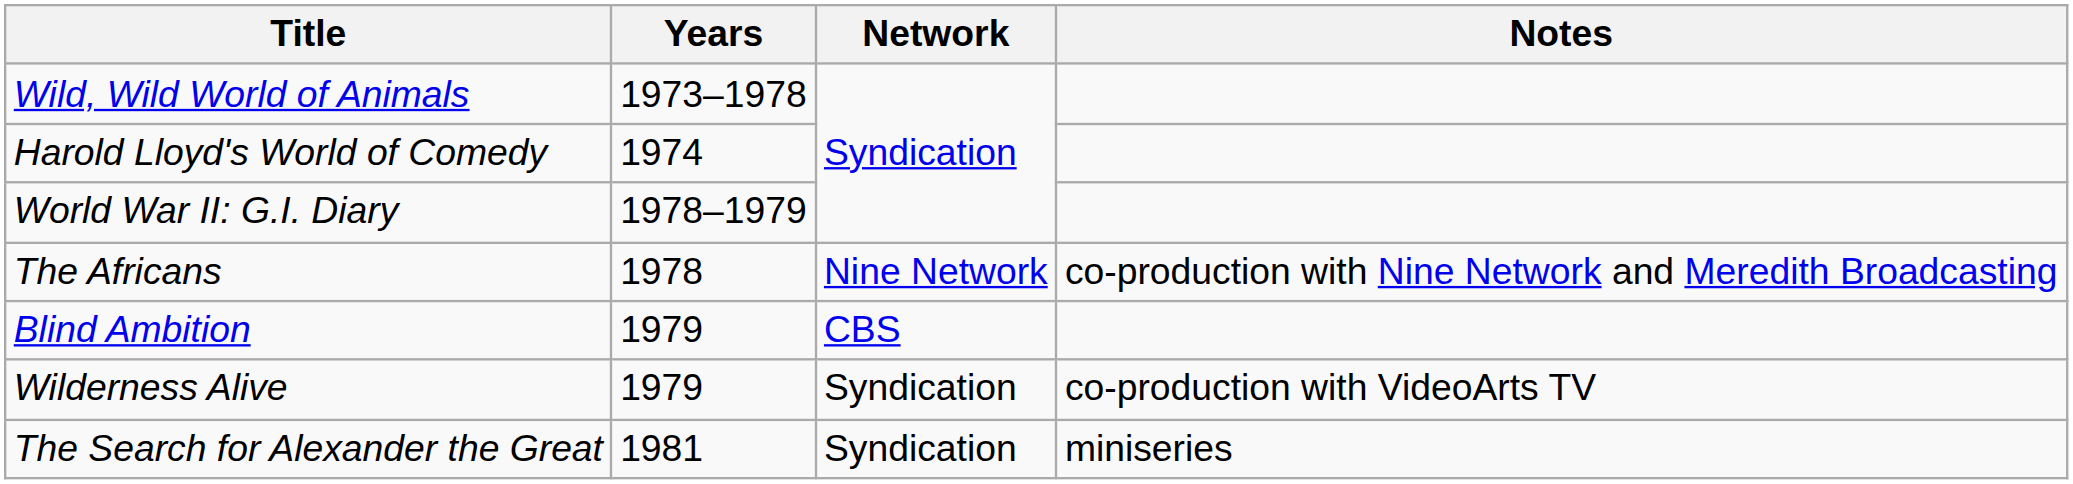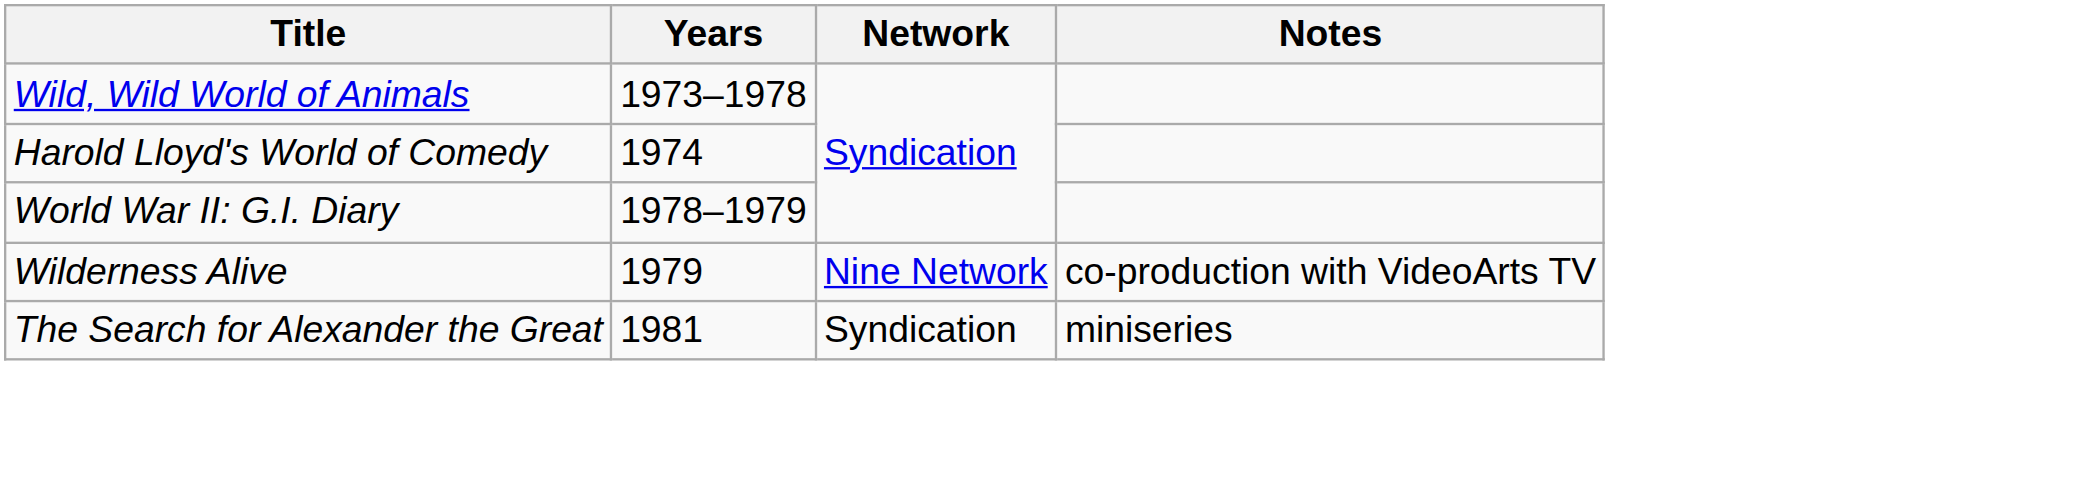- row: (118, 270)
- row: (132, 329)
(920, 388) Syndication -> (936, 270) Nine Network
